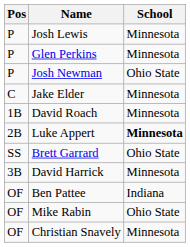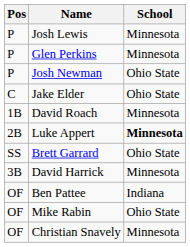(153, 93) Minnesota -> (153, 93) Ohio State
